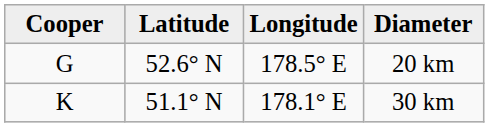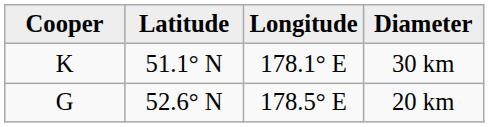rows swapped: (423, 63) <-> (423, 102)
